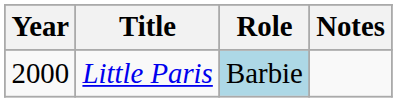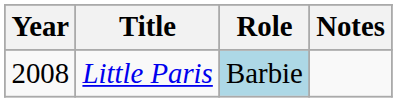(40, 73) 2000 -> (40, 73) 2008
